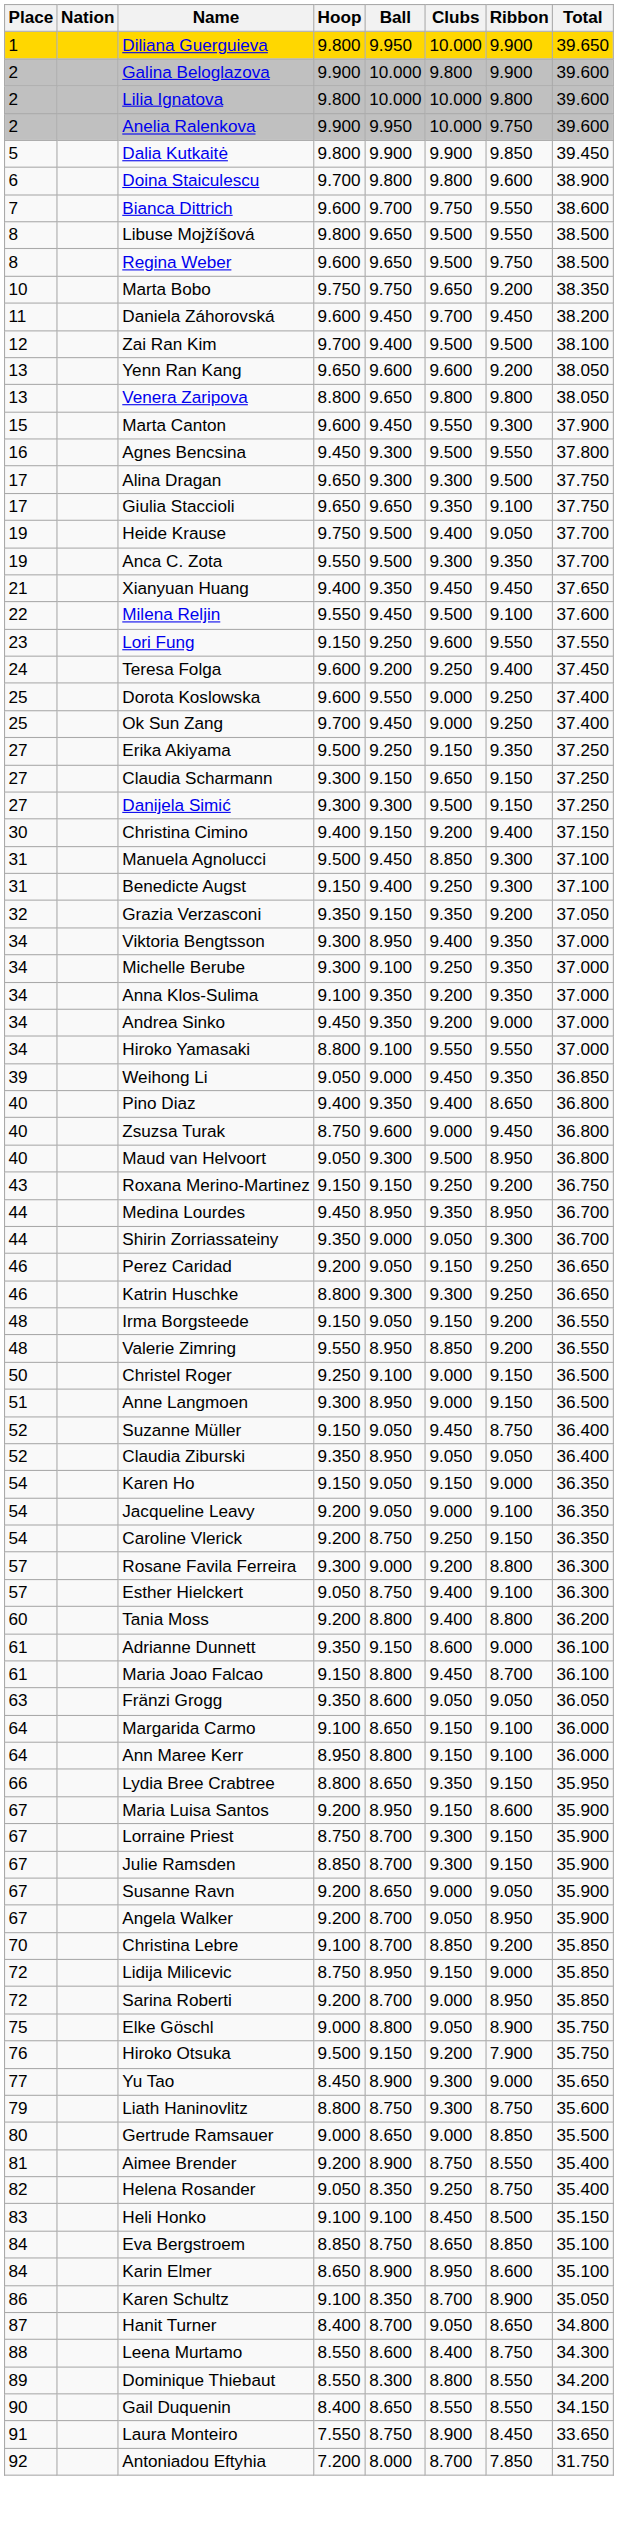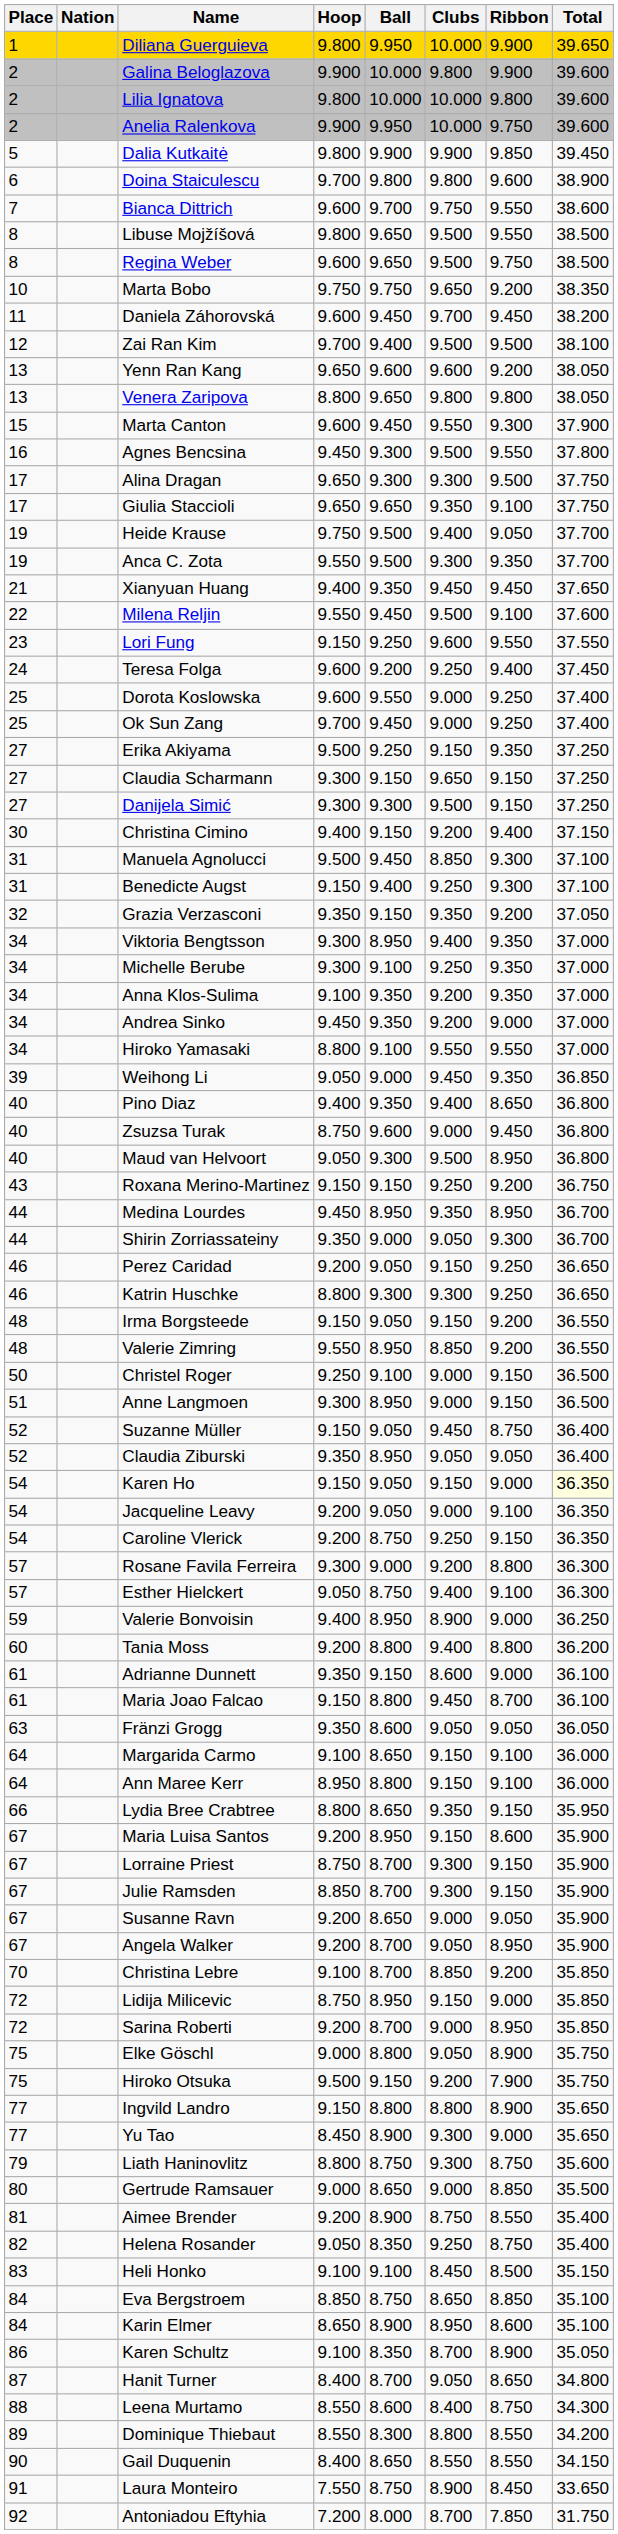(583, 1484) no background -> (583, 1484) lightyellow background
+ row: (188, 1619)
(18, 2054) 76 -> (18, 2081) 75
+ row: (176, 2108)
